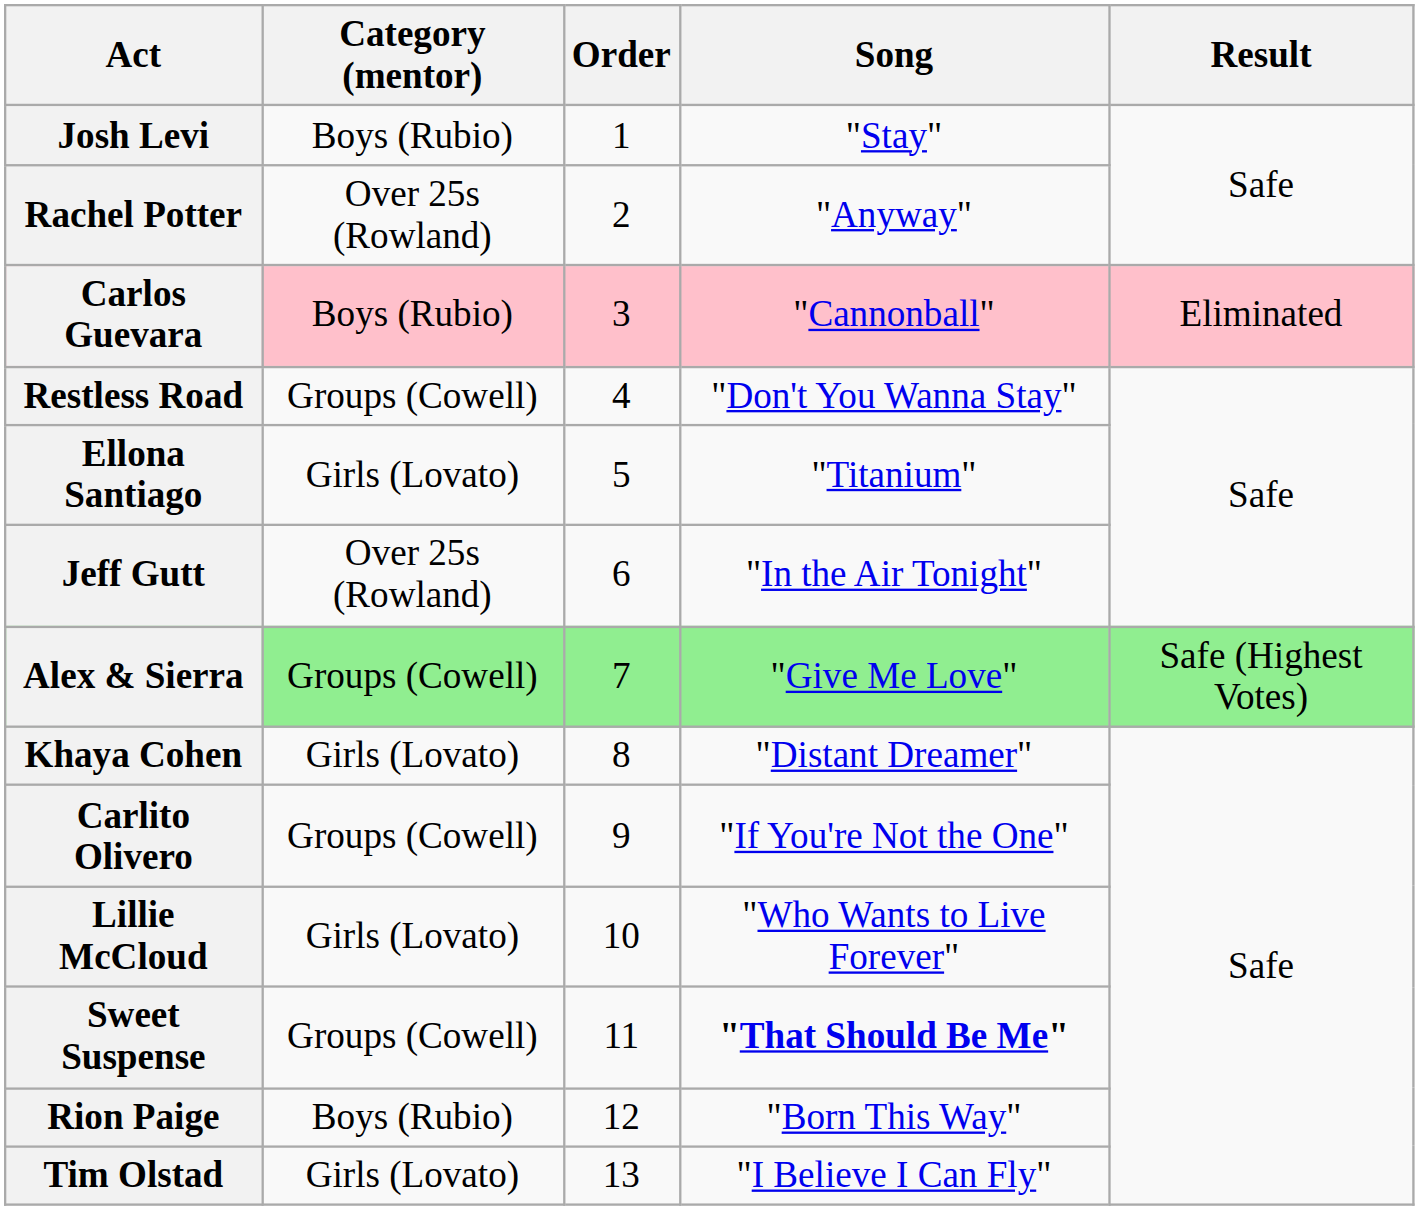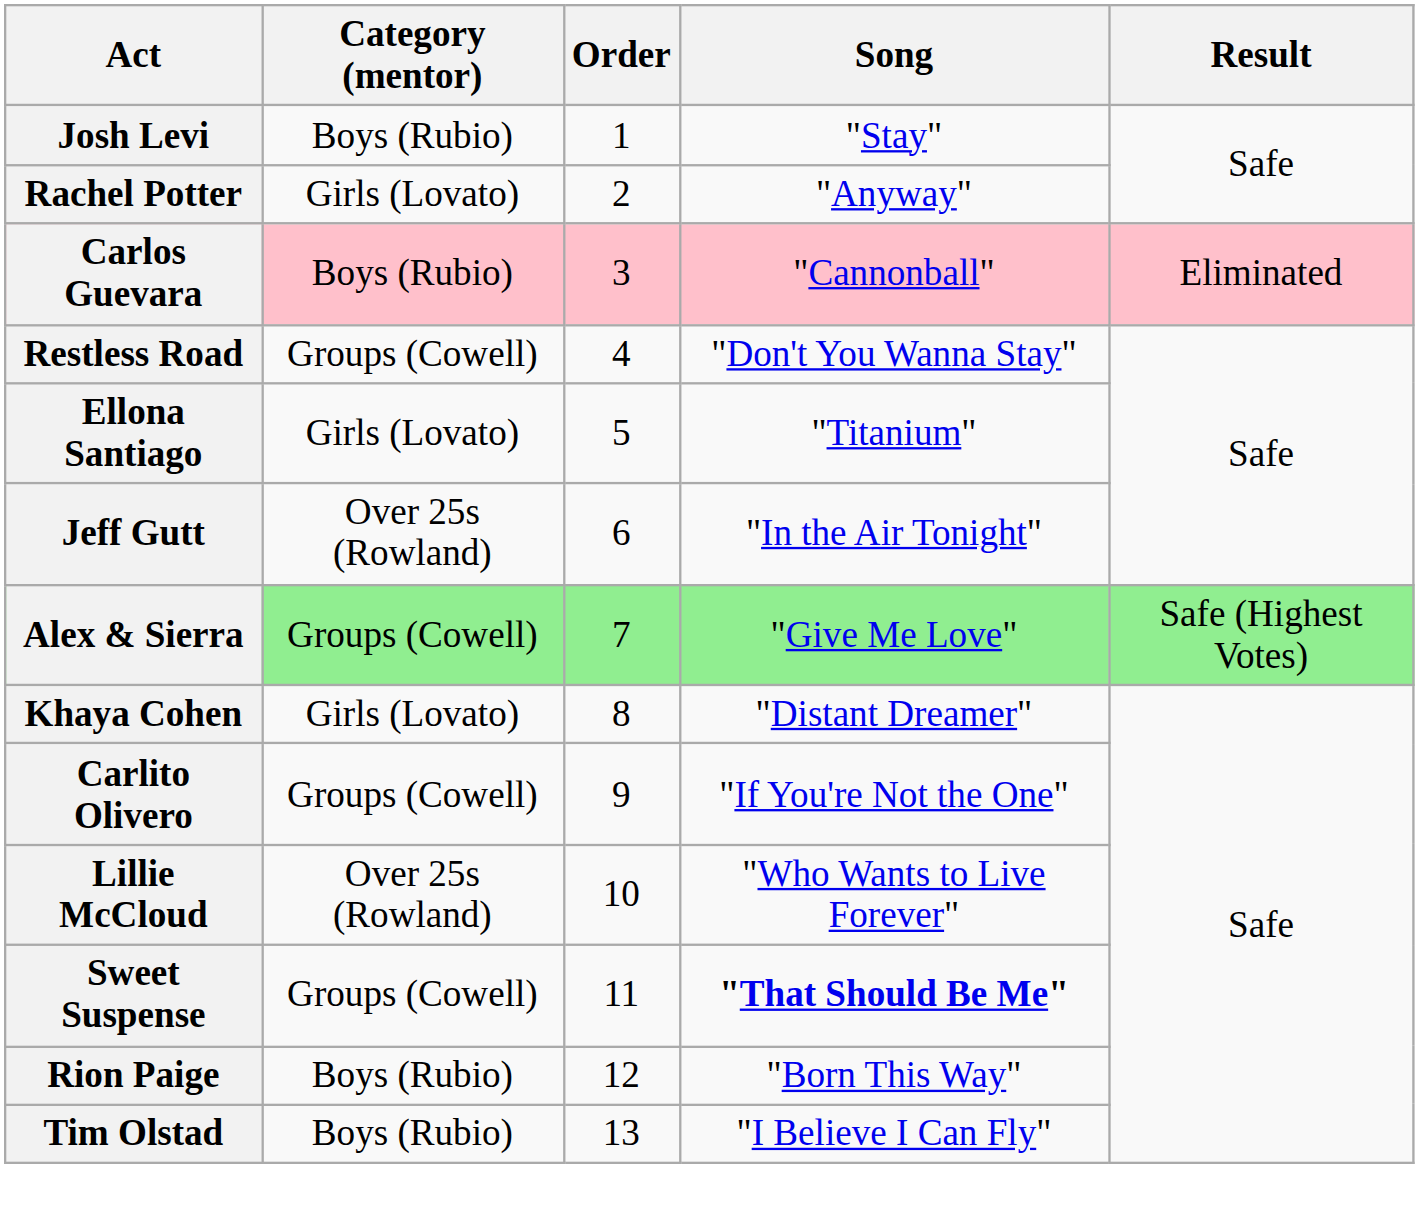(412, 214) Over 25s (Rowland) -> (412, 193) Girls (Lovato)
(412, 935) Girls (Lovato) -> (412, 894) Over 25s (Rowland)
(412, 1175) Girls (Lovato) -> (412, 1133) Boys (Rubio)
